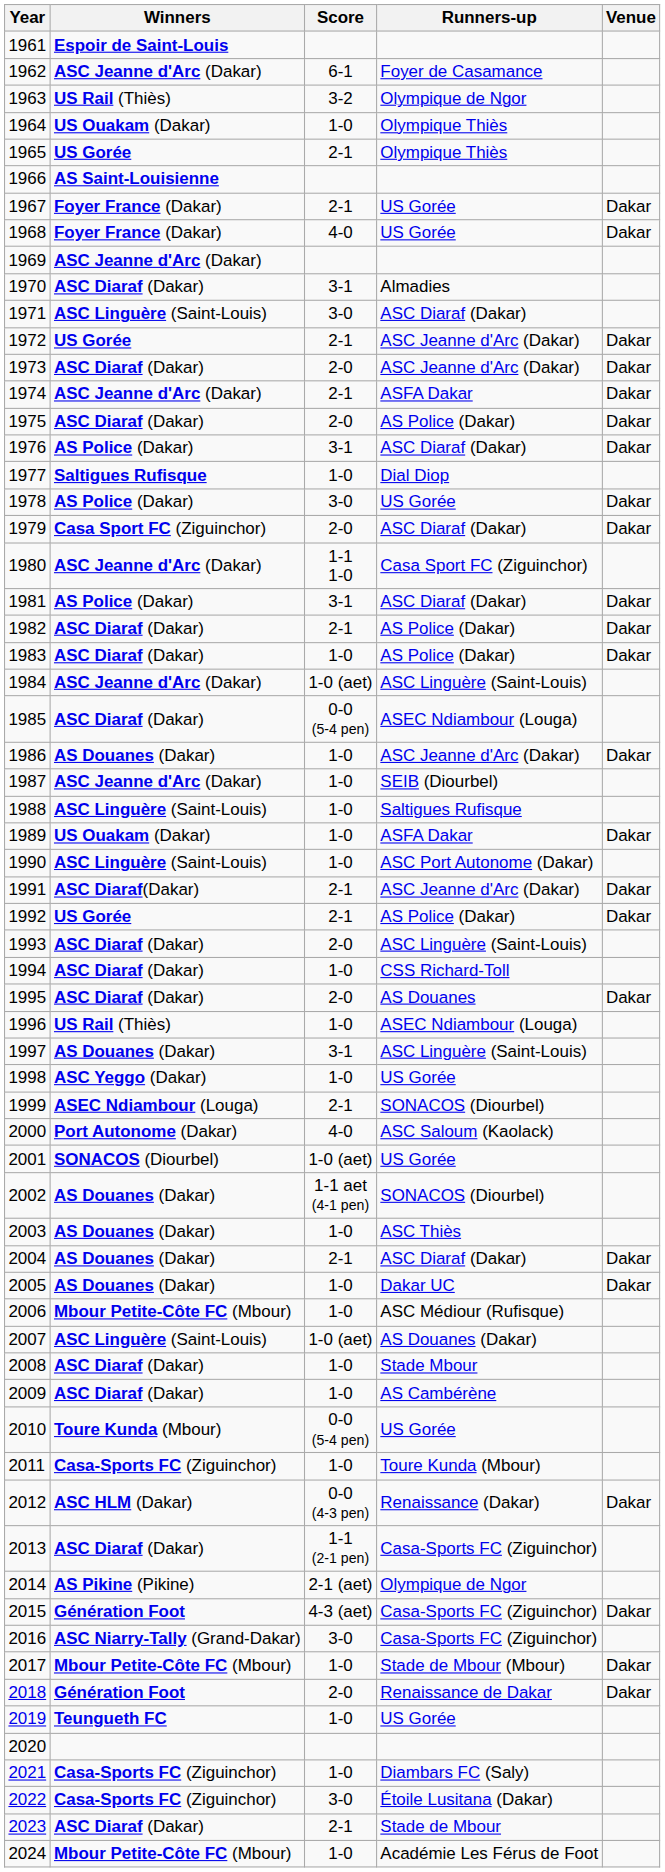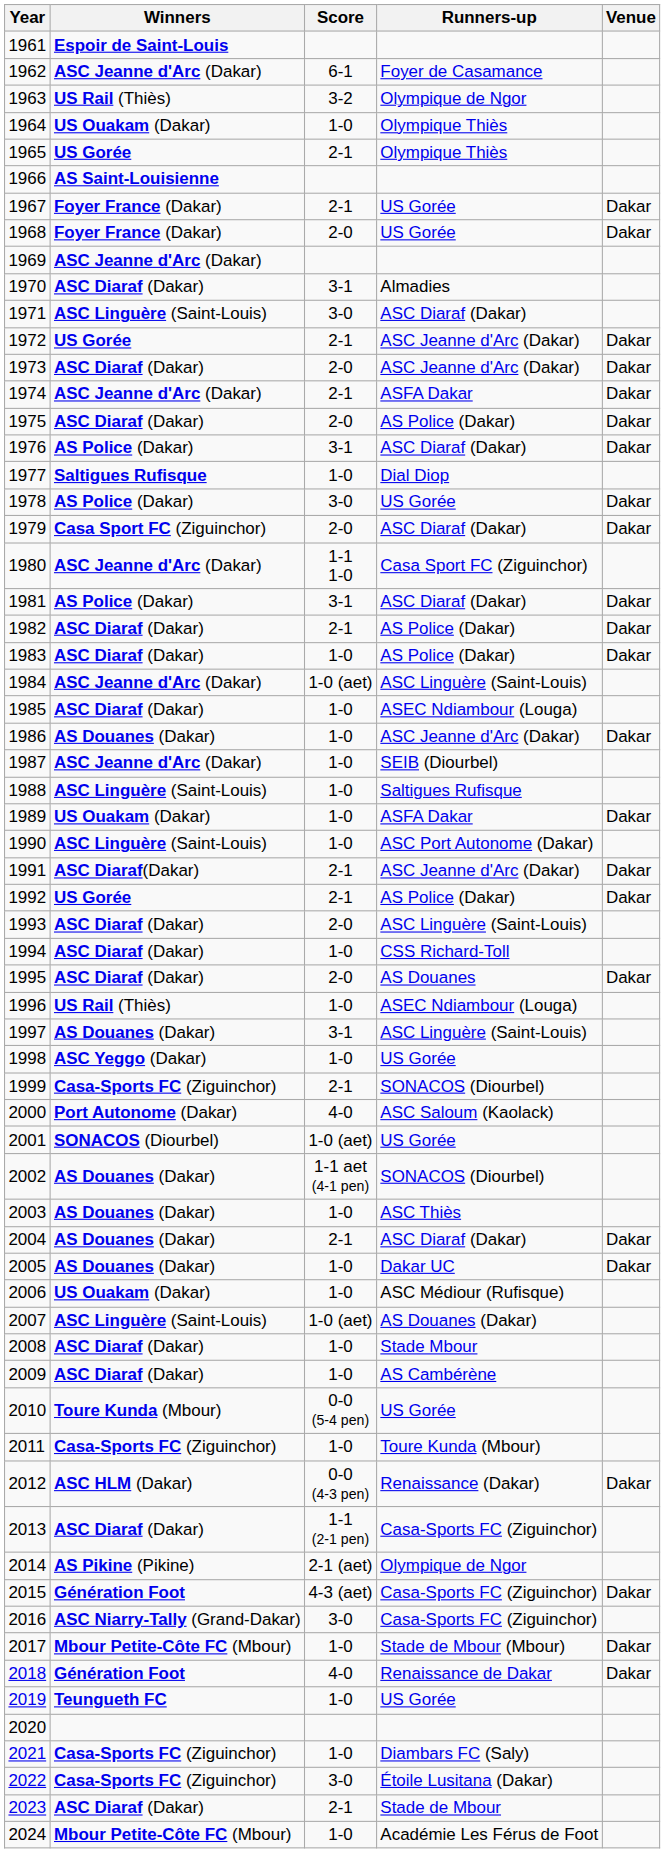(340, 233) 4-0 -> (340, 233) 2-0
(340, 719) 0-0 (5-4 pen) -> (340, 709) 1-0
(156, 1105) ASEC Ndiambour (Louga) -> (165, 1086) Casa-Sports FC (Ziguinchor)
(173, 1312) Mbour Petite-Côte FC (Mbour) -> (132, 1293) US Ouakam (Dakar)
(340, 1692) 2-0 -> (340, 1673) 4-0
